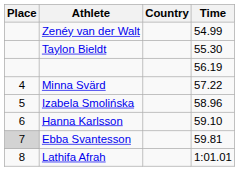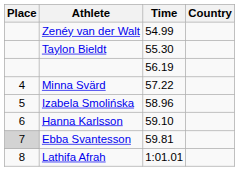columns swapped: (167, 13) <-> (213, 13)
